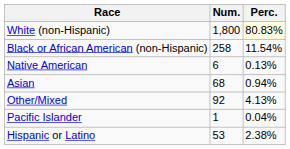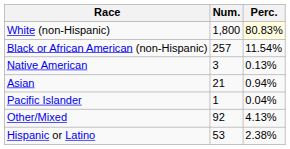(222, 48) 258 -> (222, 48) 257
(216, 65) 6 -> (216, 65) 3
(219, 83) 68 -> (219, 83) 21
rows swapped: (44, 118) <-> (37, 100)
